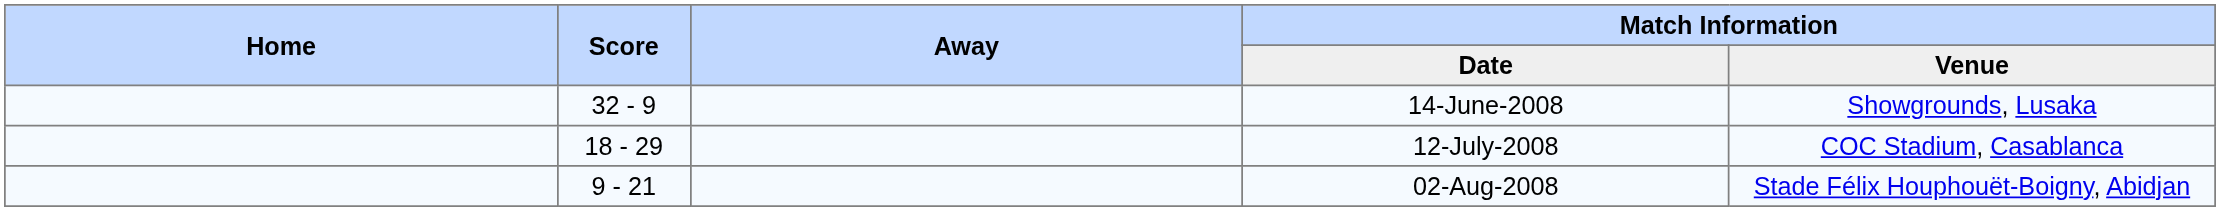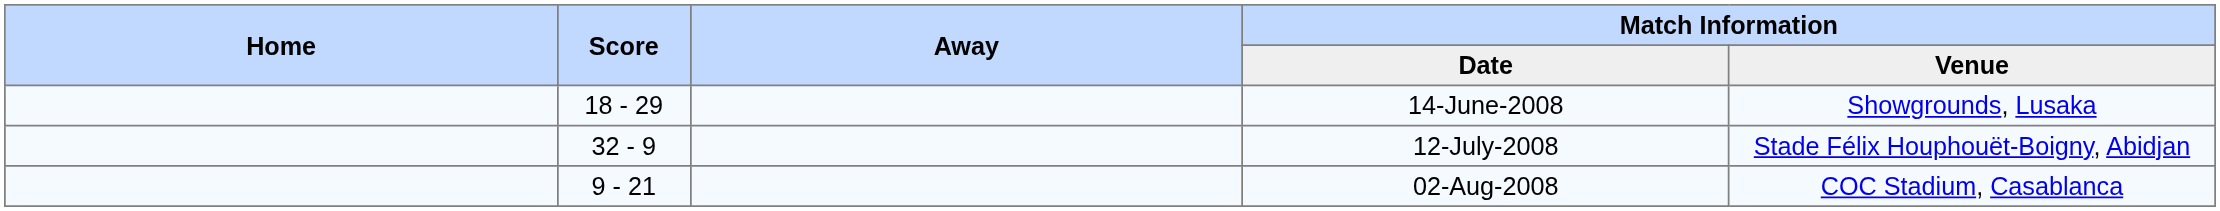(624, 106) 32 - 9 -> (624, 106) 18 - 29
(624, 146) 18 - 29 -> (624, 146) 32 - 9
(1972, 146) COC Stadium, Casablanca -> (1972, 146) Stade Félix Houphouët-Boigny, Abidjan
(1972, 186) Stade Félix Houphouët-Boigny, Abidjan -> (1972, 186) COC Stadium, Casablanca
